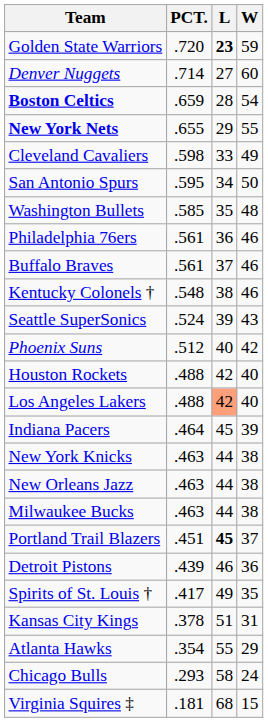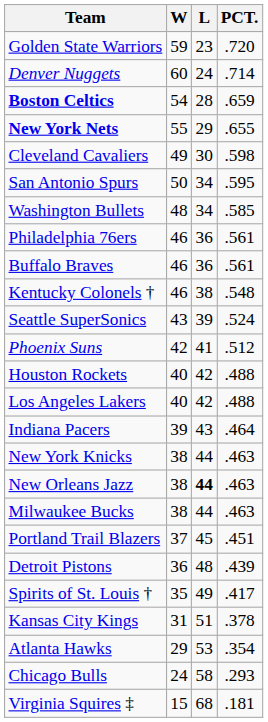columns swapped: (250, 18) <-> (189, 18)
(224, 45) bold -> (204, 45) normal
(224, 73) 27 -> (204, 73) 24
(224, 155) 33 -> (204, 155) 30
(224, 210) 35 -> (204, 210) 34
(224, 264) 37 -> (204, 264) 36
(224, 347) 40 -> (204, 347) 41
(224, 401) lightsalmon background -> (204, 401) no background
(224, 429) 45 -> (204, 429) 43
(224, 484) normal -> (204, 484) bold
(224, 538) bold -> (204, 538) normal
(224, 566) 46 -> (204, 566) 48
(224, 648) 55 -> (204, 648) 53
